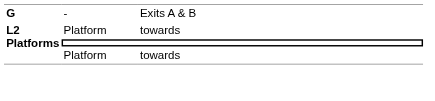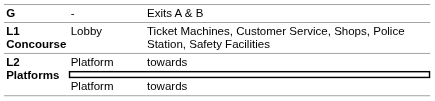+ row: (86, 31)
